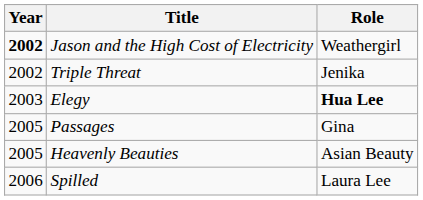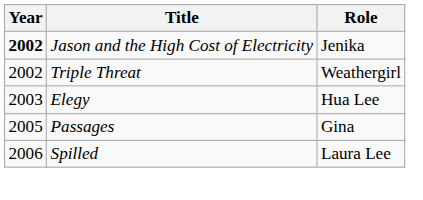(361, 45) Weathergirl -> (343, 45) Jenika
(343, 72) Jenika -> (361, 72) Weathergirl
(352, 99) bold -> (350, 99) normal
- row: (115, 153)
